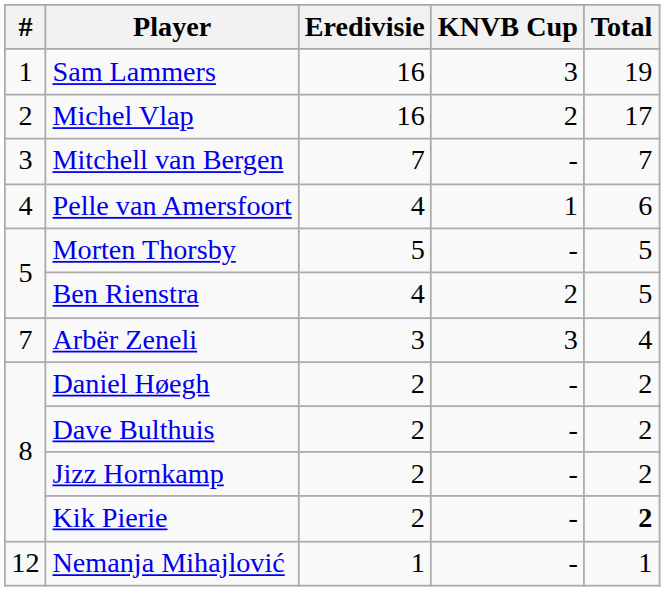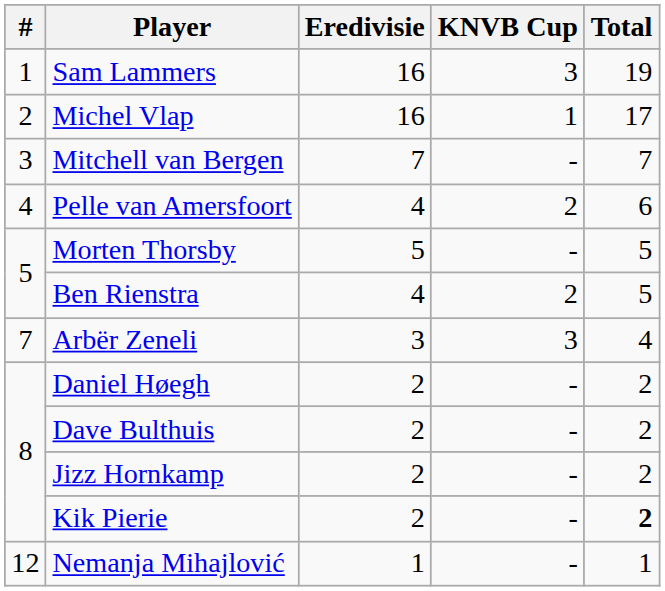(571, 116) 2 -> (571, 116) 1
(571, 205) 1 -> (571, 205) 2
